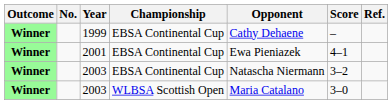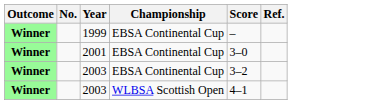- column: (277, 14)
(339, 52) 4–1 -> (239, 52) 3–0
(339, 90) 3–0 -> (239, 90) 4–1
